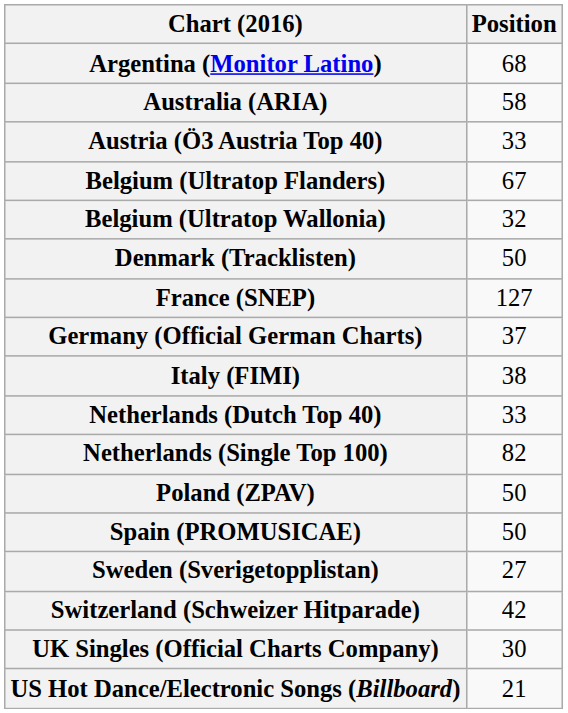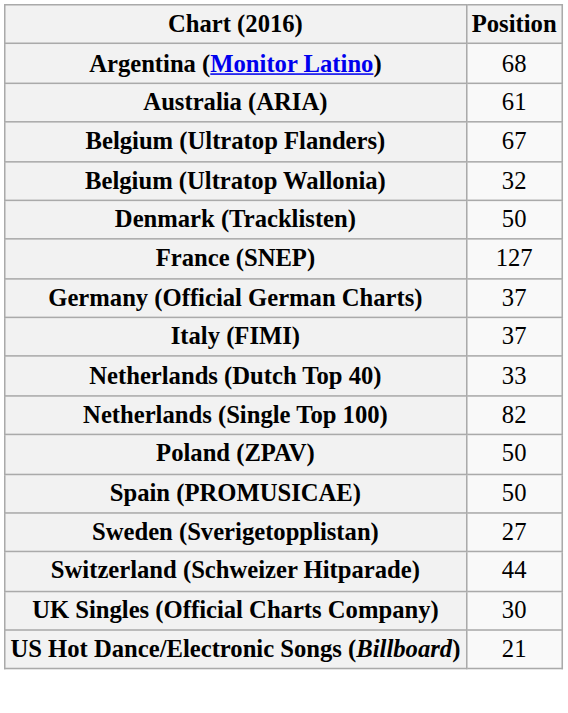(514, 102) 58 -> (514, 102) 61
- row: (235, 141)
(514, 375) 38 -> (514, 336) 37
(514, 610) 42 -> (514, 571) 44
